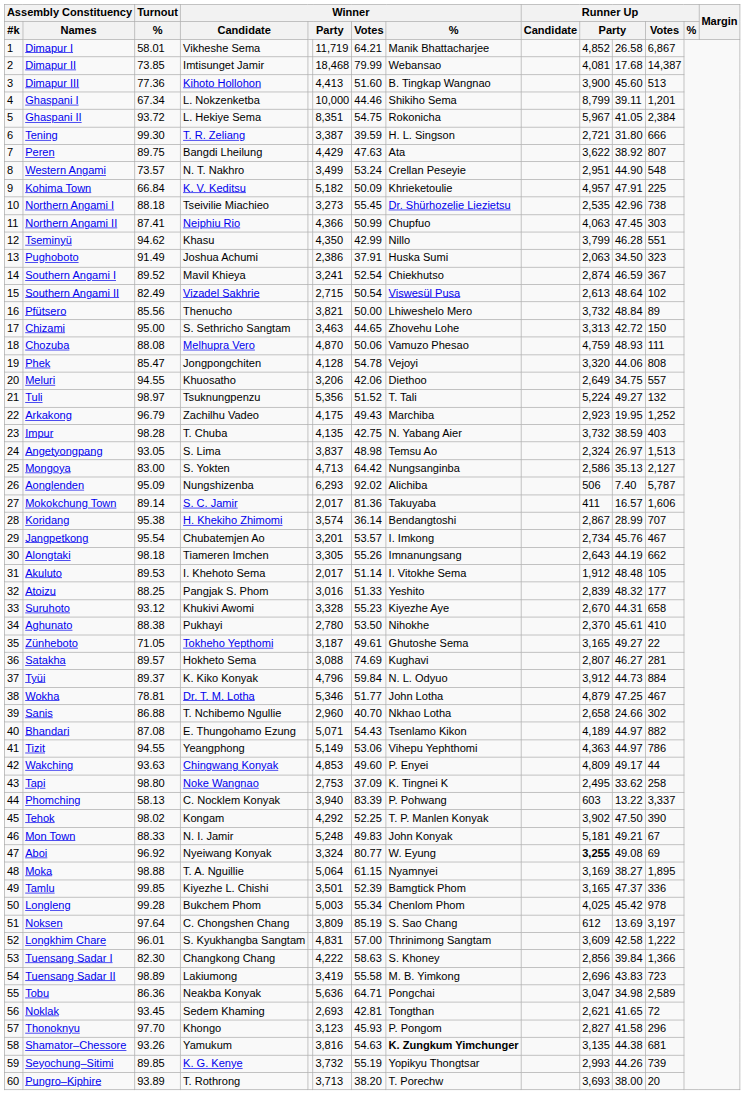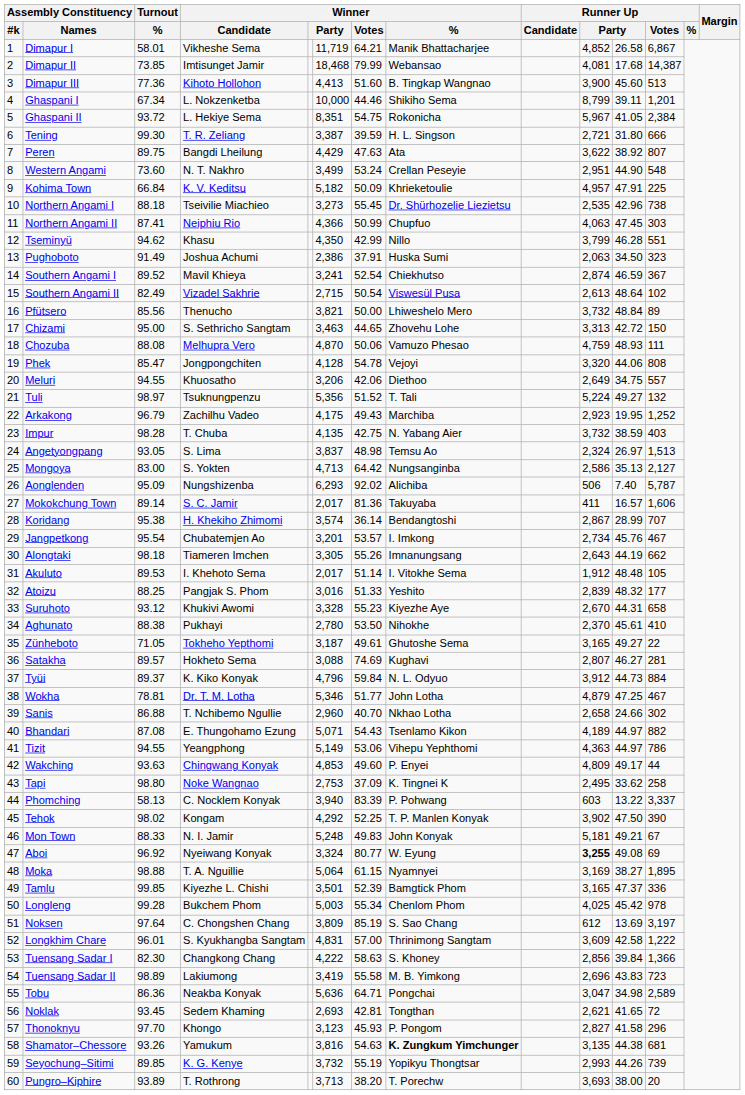(151, 170) 73.57 -> (151, 170) 73.60
